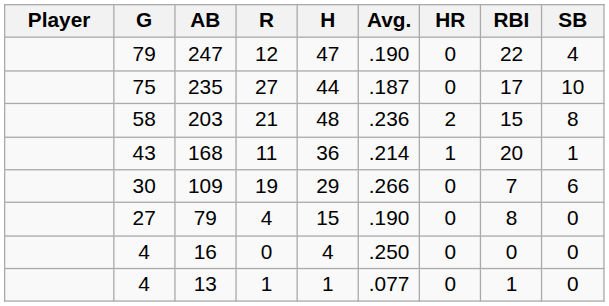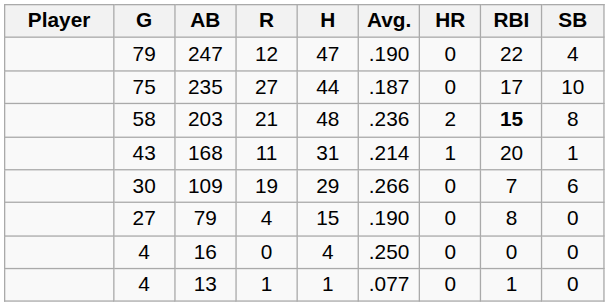(511, 119) normal -> (511, 119) bold
(328, 152) 36 -> (328, 152) 31
